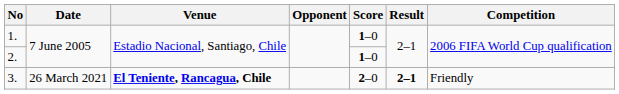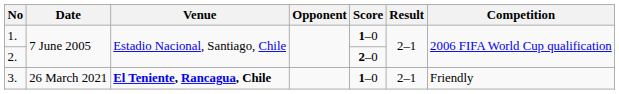(368, 56) 1–0 -> (368, 56) 2–0
(368, 77) 2–0 -> (368, 77) 1–0
(407, 77) bold -> (407, 77) normal
